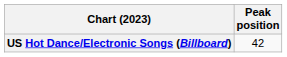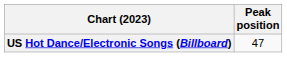(258, 43) 42 -> (258, 43) 47
